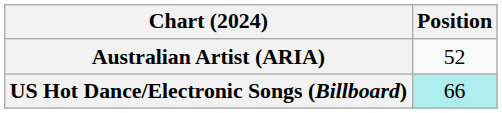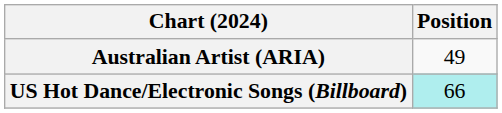(455, 56) 52 -> (455, 56) 49
